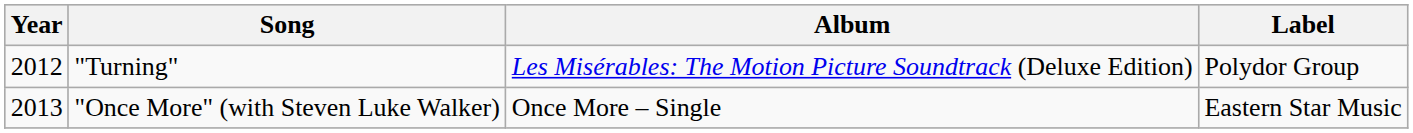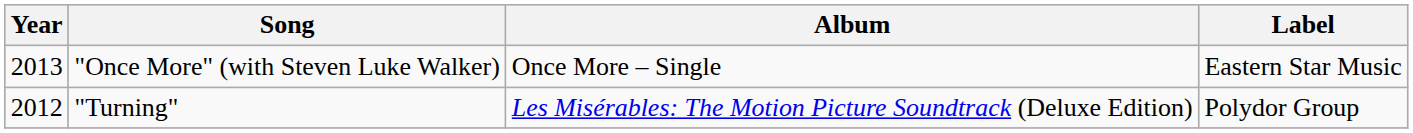rows swapped: (126, 66) <-> (287, 107)
